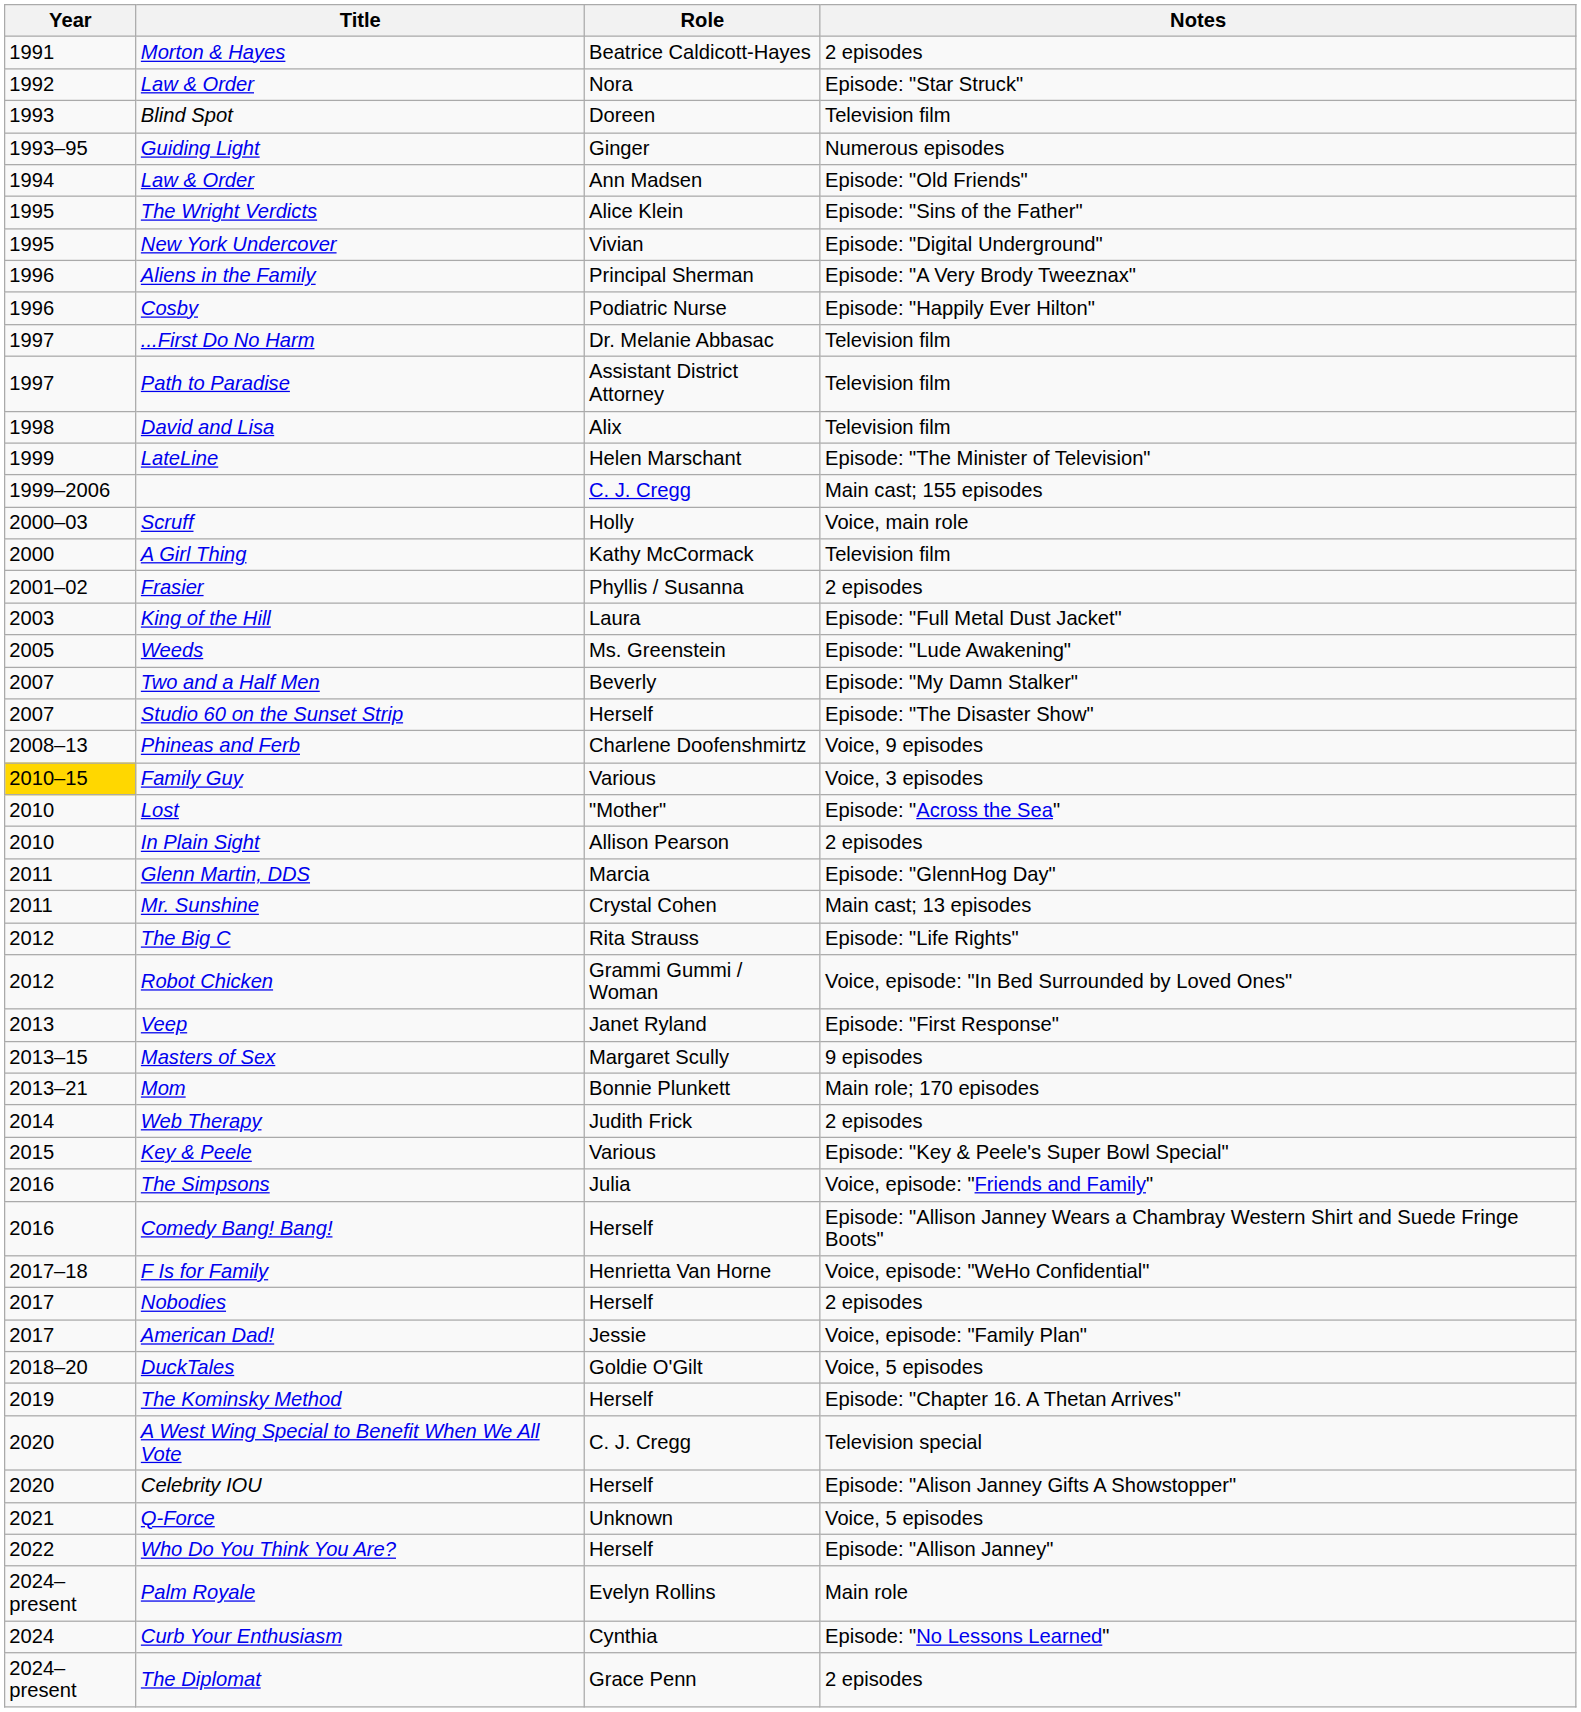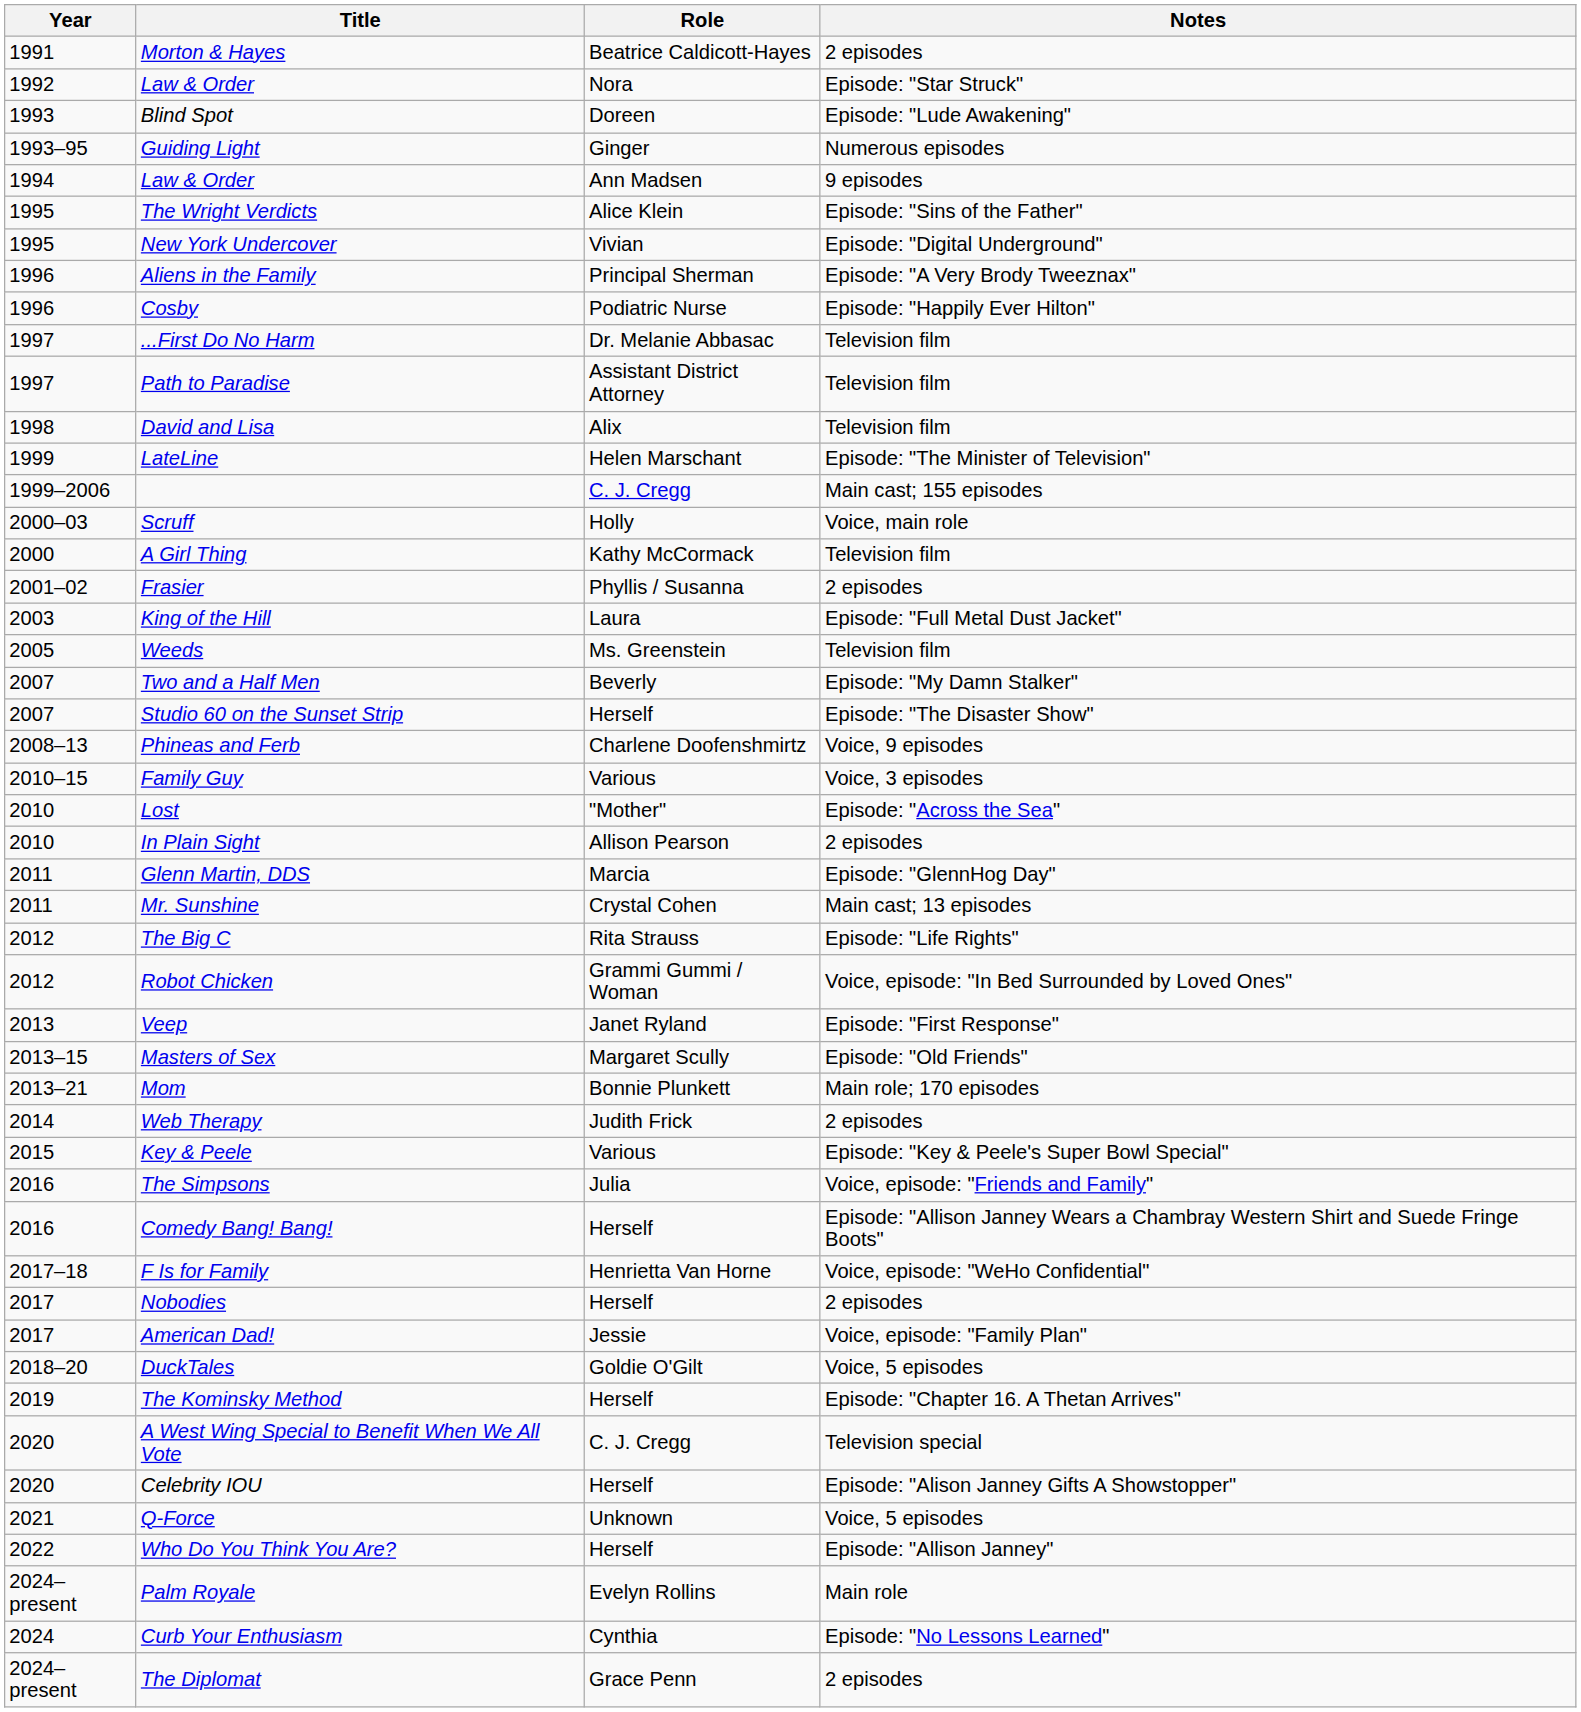(888, 116) Television film -> (948, 116) Episode: "Lude Awakening"
(926, 180) Episode: "Old Friends" -> (874, 180) 9 episodes
(948, 650) Episode: "Lude Awakening" -> (888, 650) Television film
(49, 778) gold background -> (49, 778) no background
(874, 1056) 9 episodes -> (926, 1056) Episode: "Old Friends"
